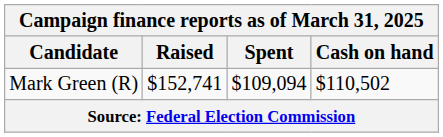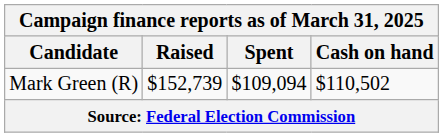(185, 83) $152,741 -> (185, 83) $152,739
